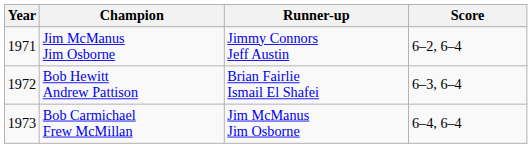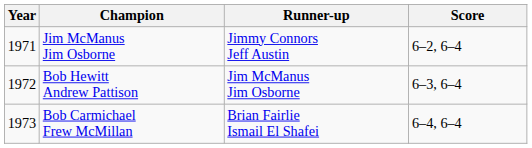(273, 84) Brian Fairlie Ismail El Shafei -> (268, 84) Jim McManus Jim Osborne
(268, 123) Jim McManus Jim Osborne -> (273, 123) Brian Fairlie Ismail El Shafei
